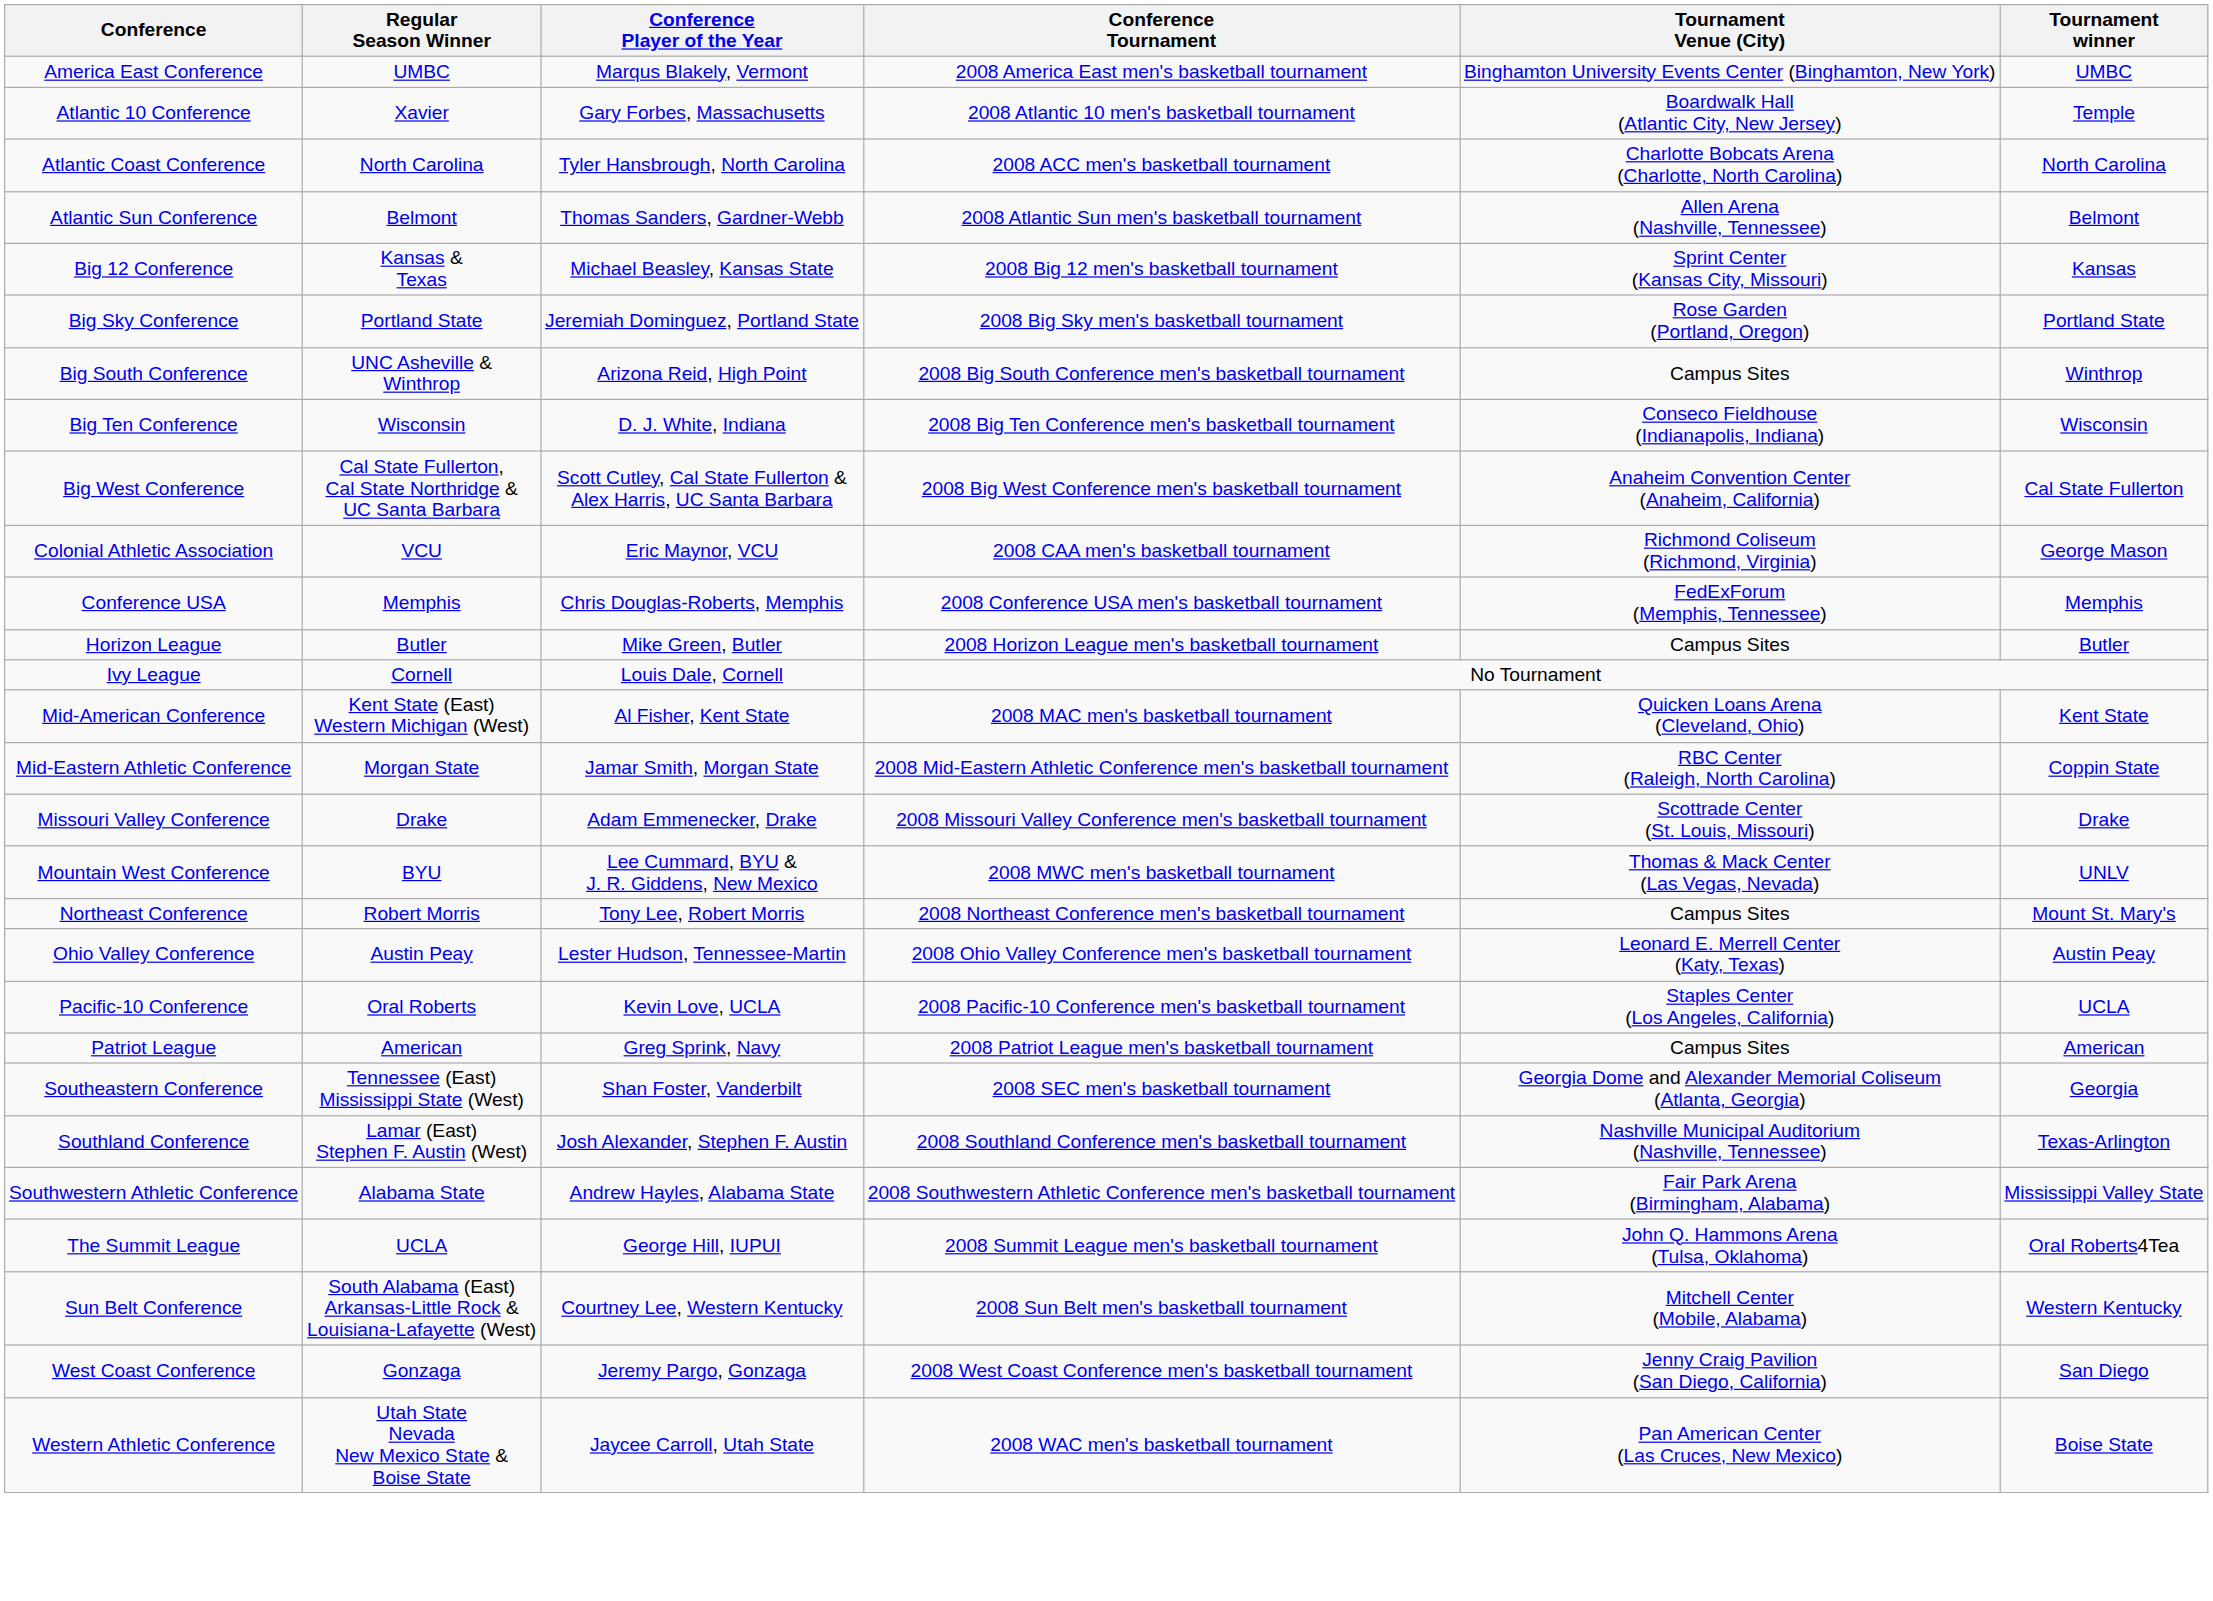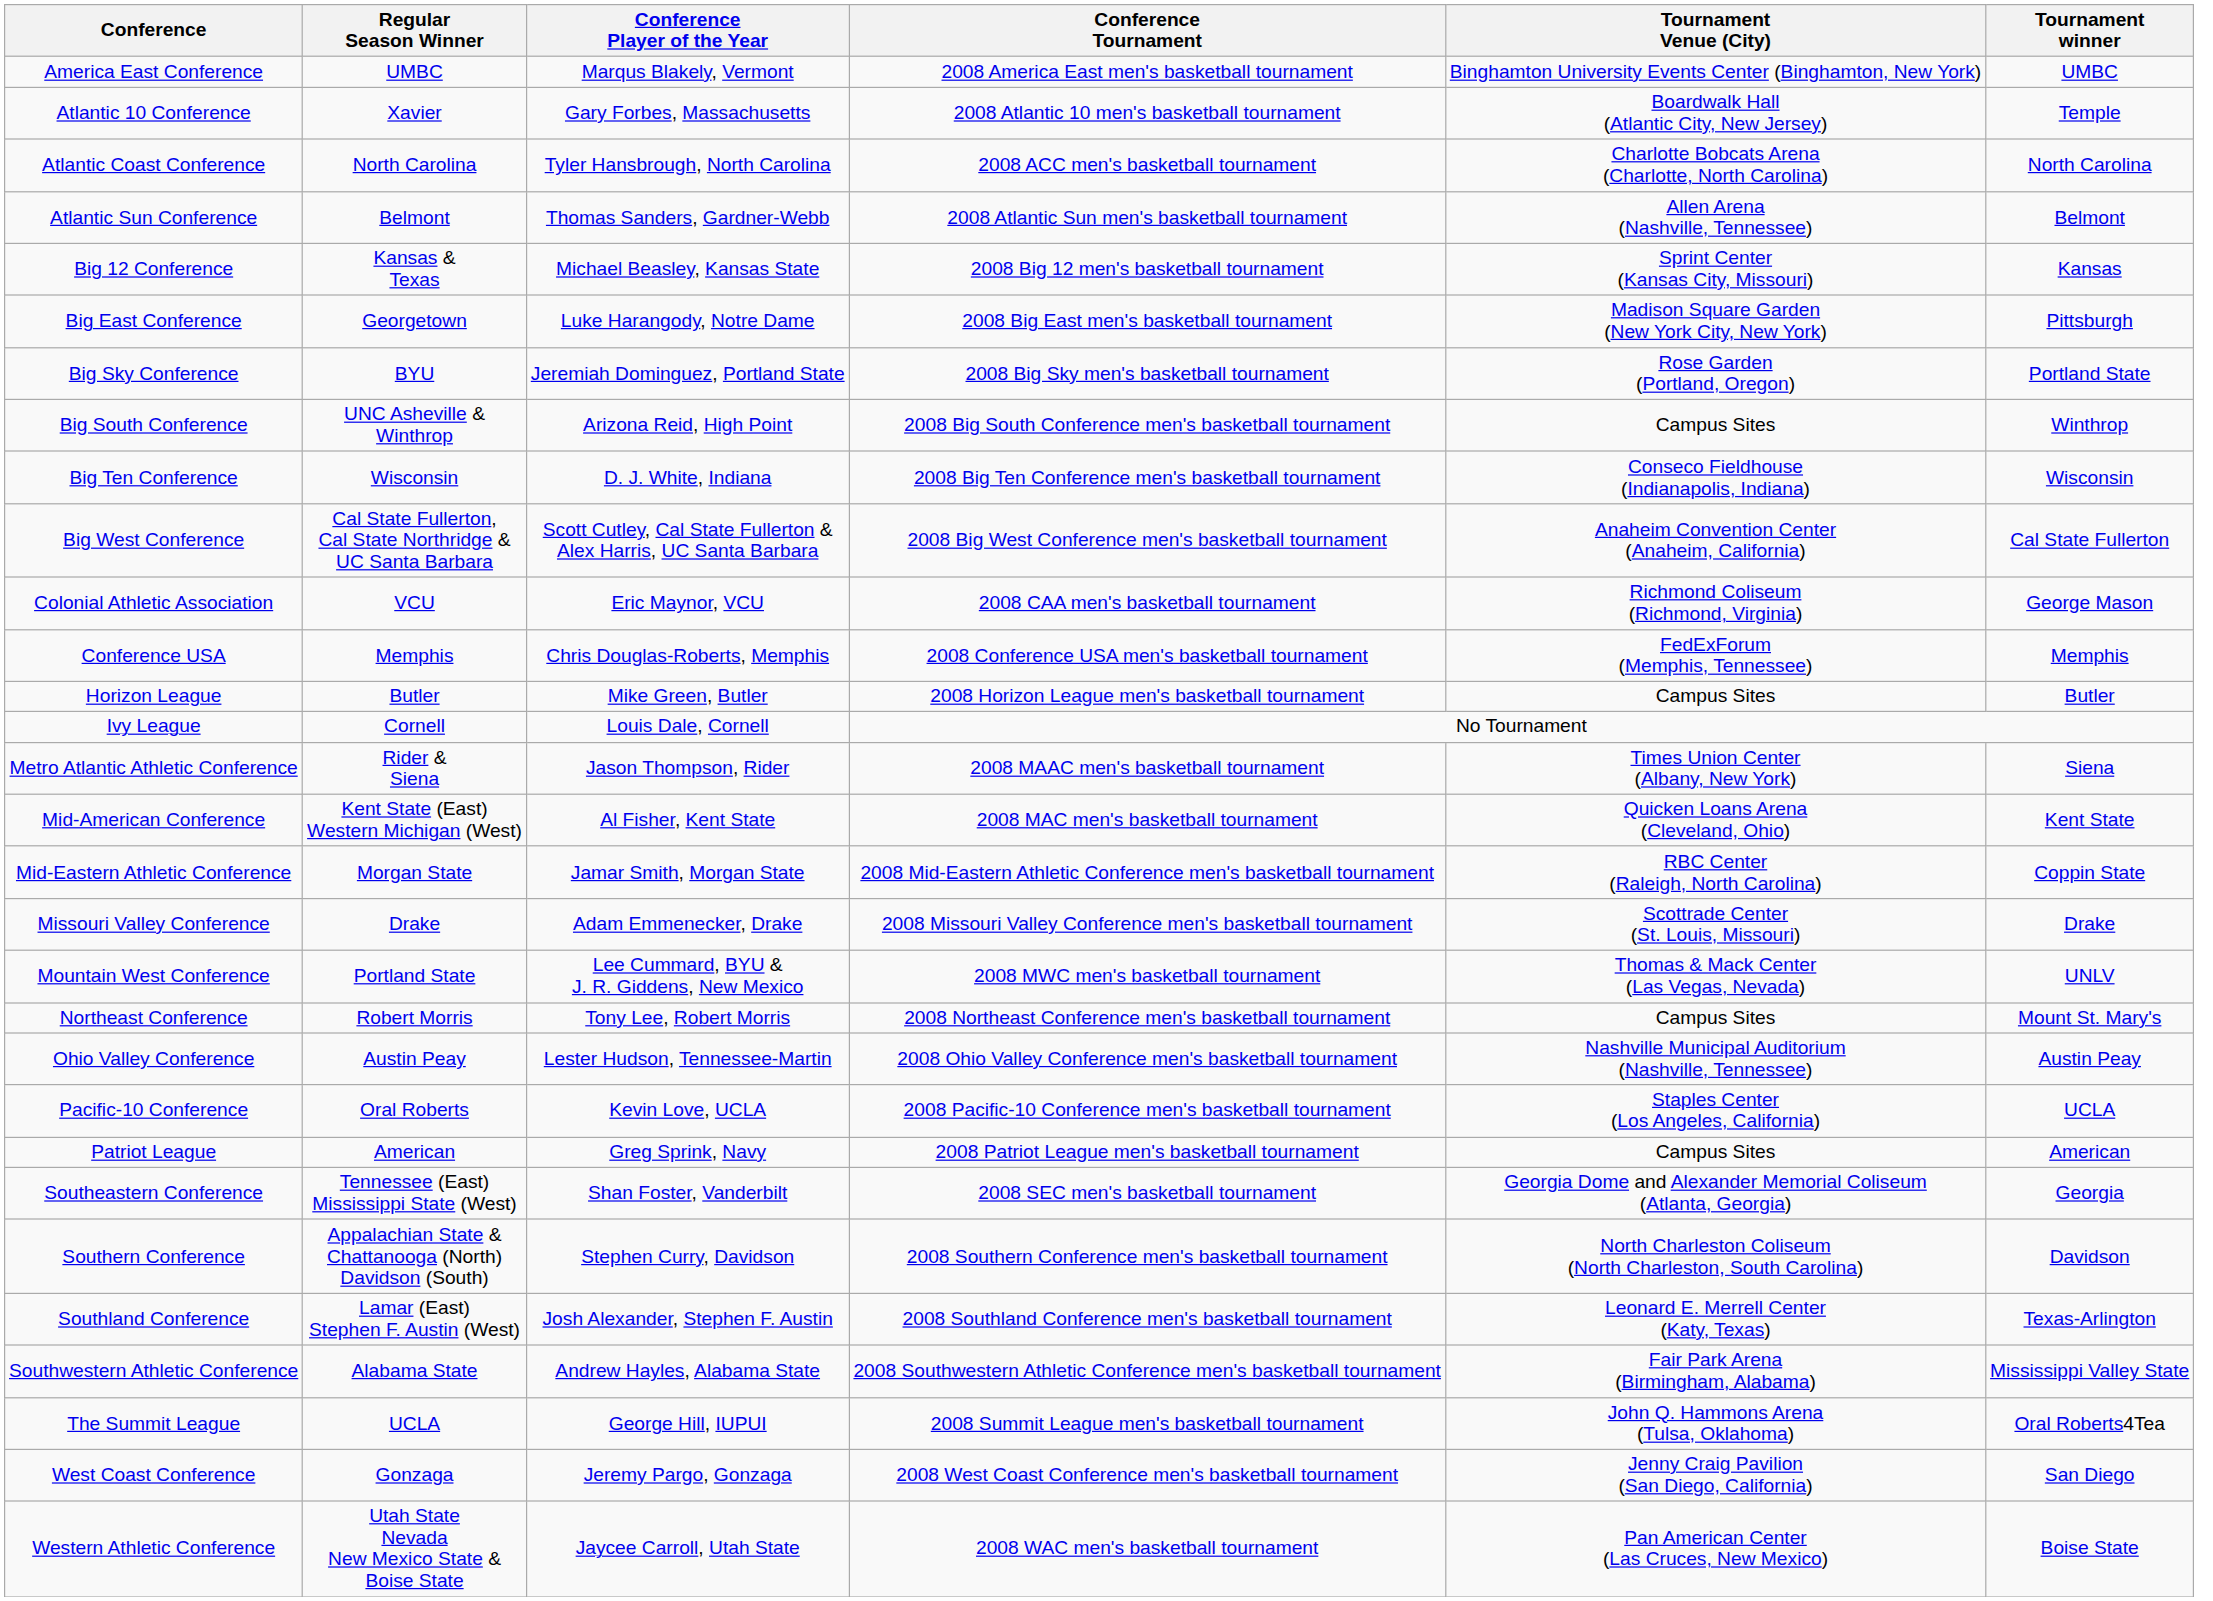+ row: (154, 321)
(422, 321) Portland State -> (415, 373) BYU
+ row: (154, 768)
(422, 872) BYU -> (415, 976) Portland State
(1730, 954) Leonard E. Merrell Center (Katy, Texas) -> (1716, 1058) Nashville Municipal Auditorium (Nashville, Tennessee)
+ row: (154, 1256)
(1730, 1141) Nashville Municipal Auditorium (Nashville, Tennessee) -> (1716, 1319) Leonard E. Merrell Center (Katy, Texas)
- row: (154, 1308)
